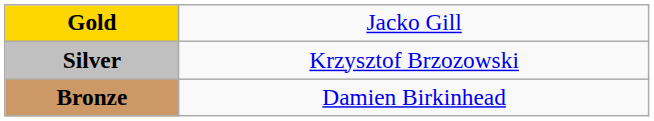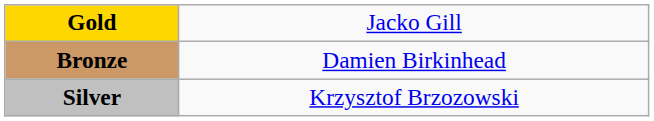rows swapped: (92, 60) <-> (92, 97)
